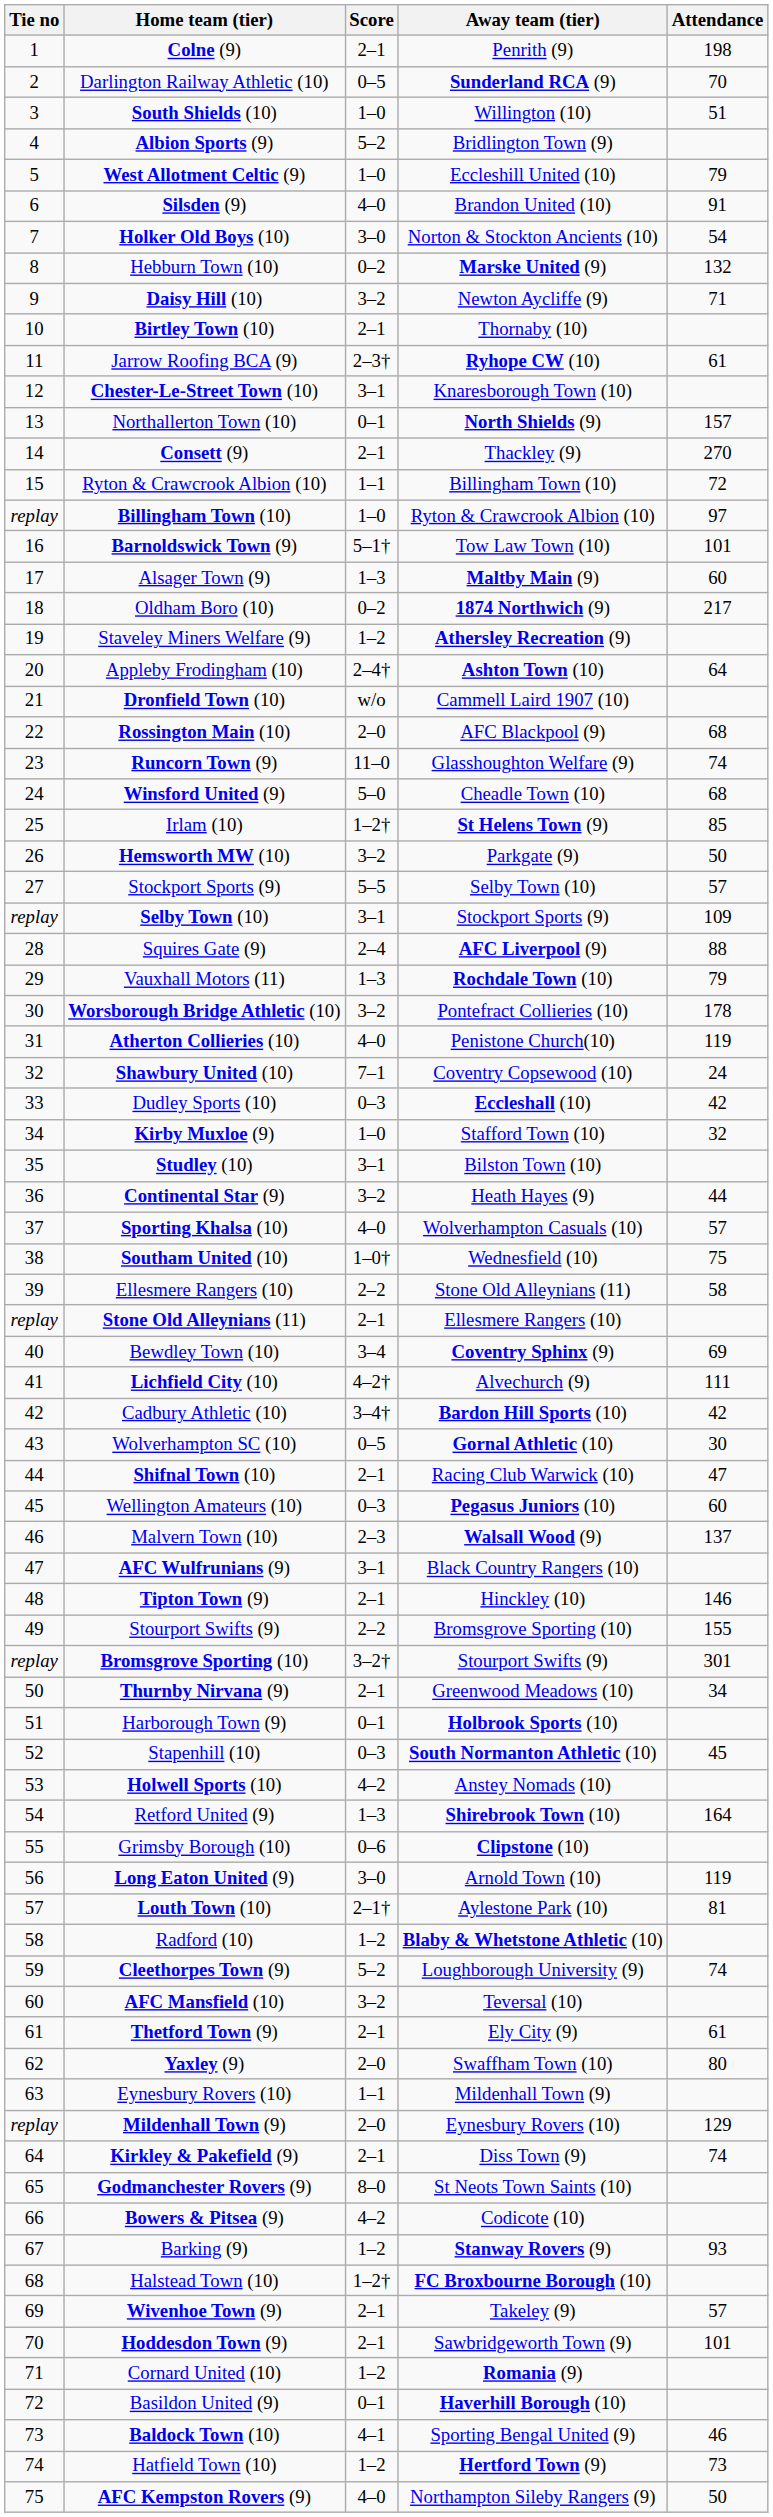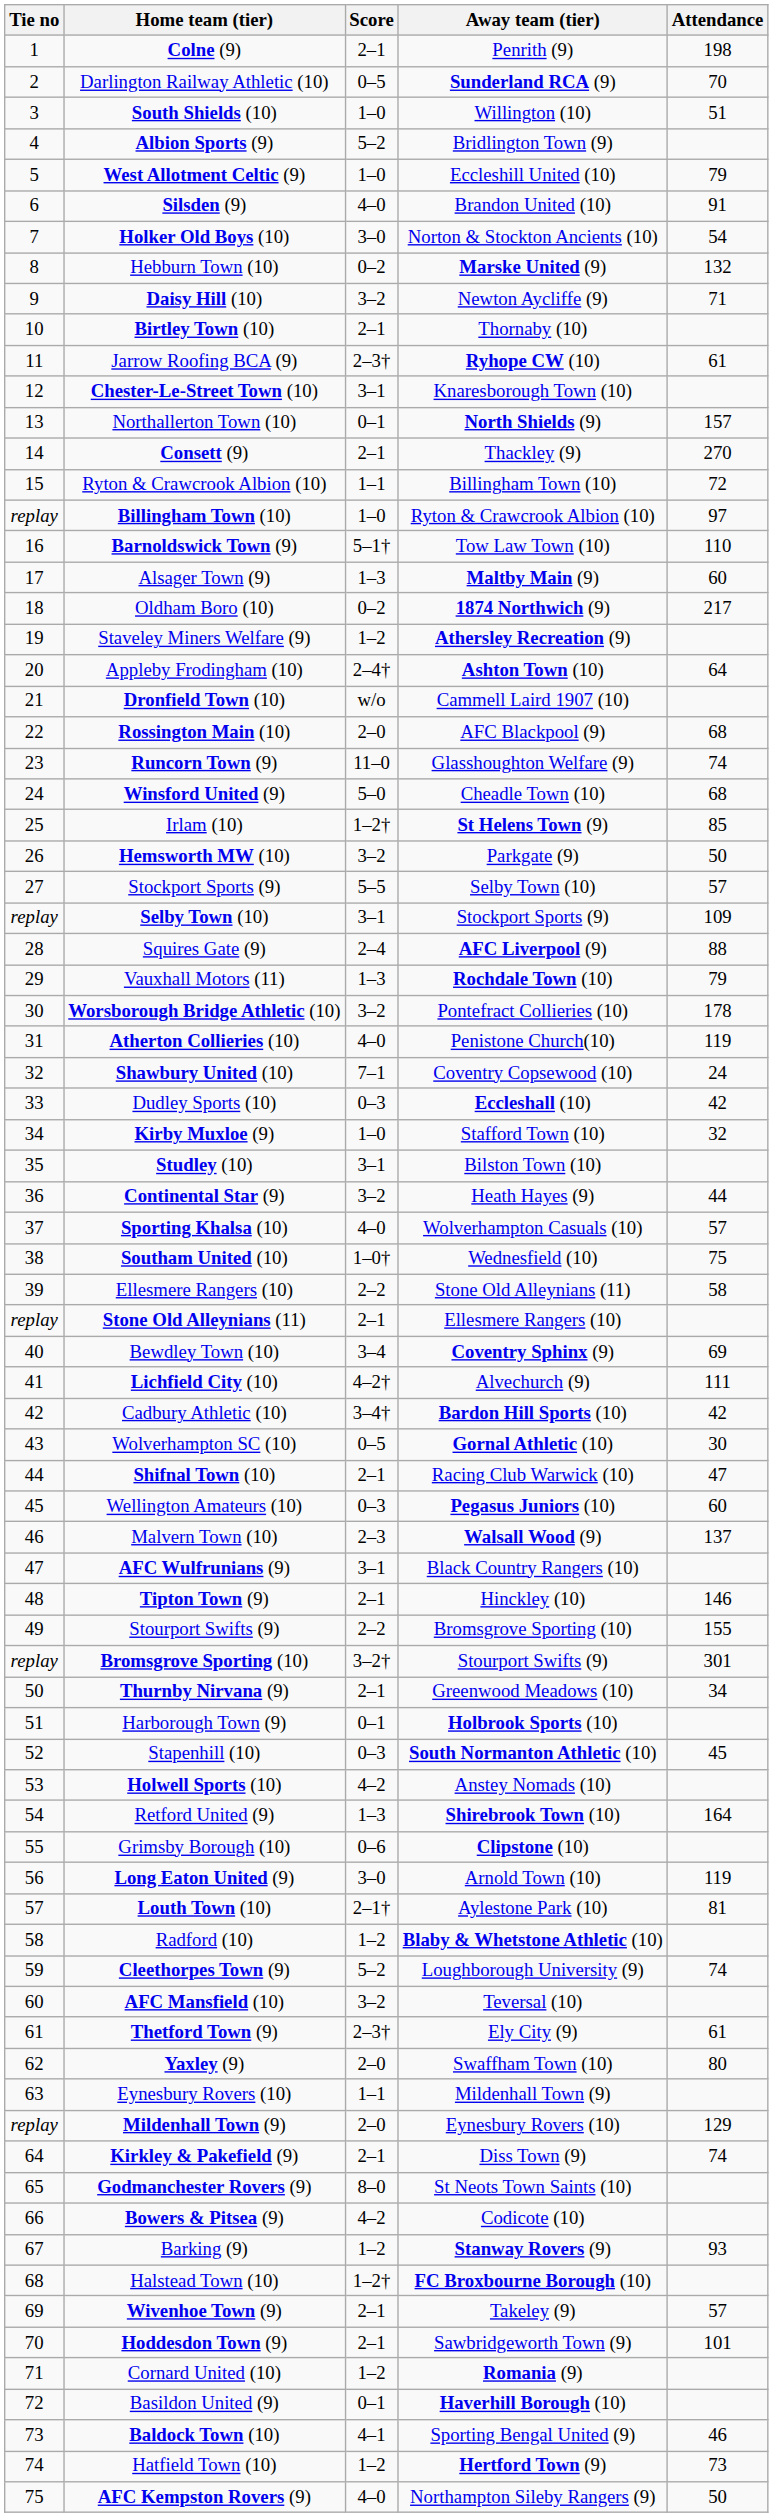(718, 545) 101 -> (718, 545) 110
(372, 2032) 2–1 -> (372, 2032) 2–3†
